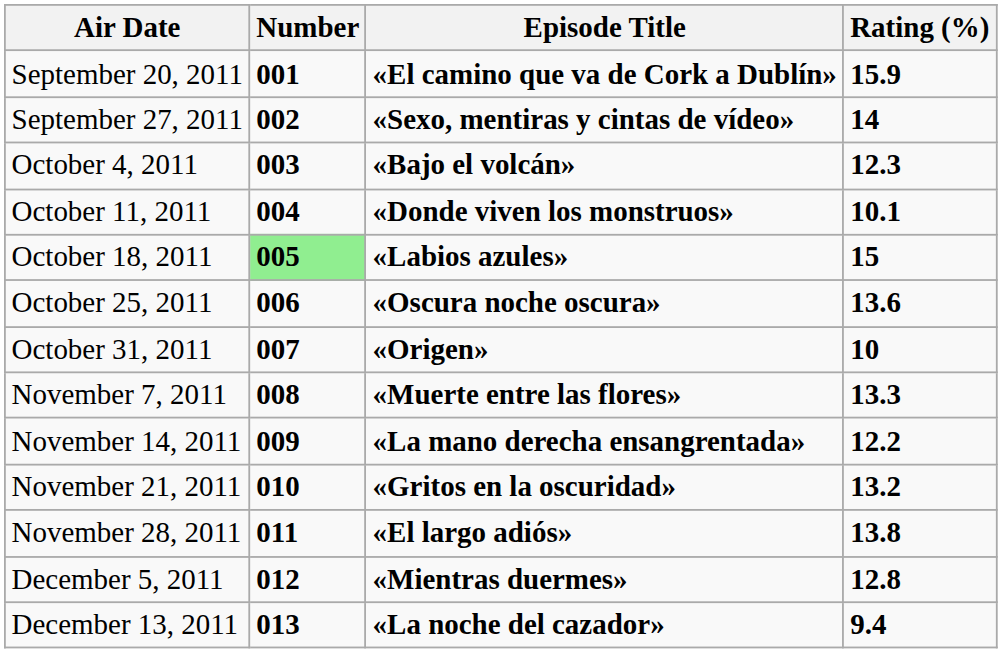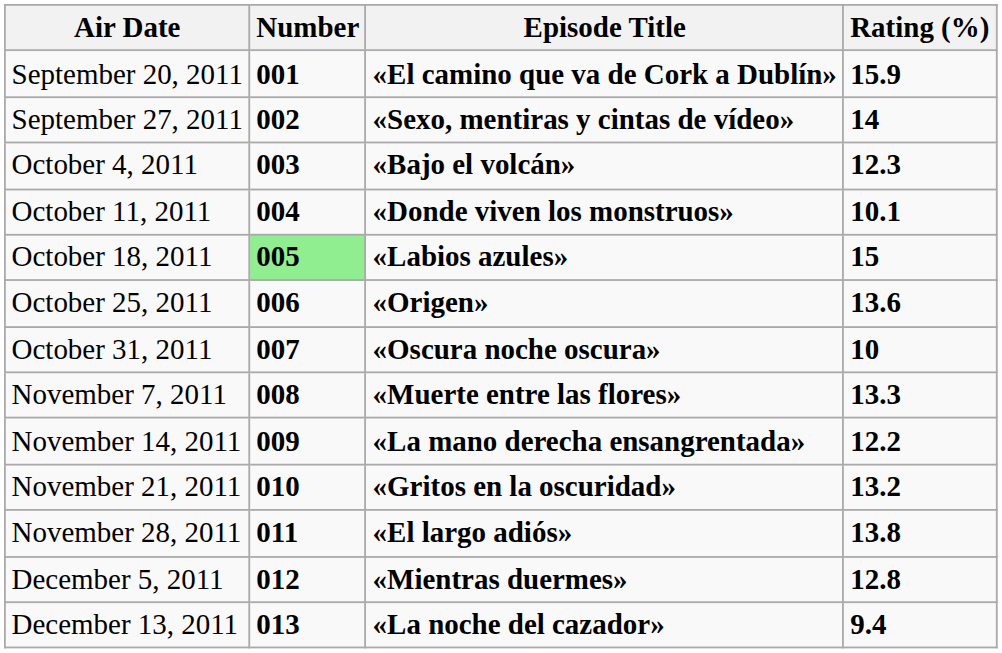(517, 303) «Oscura noche oscura» -> (431, 303) «Origen»
(431, 348) «Origen» -> (517, 348) «Oscura noche oscura»
